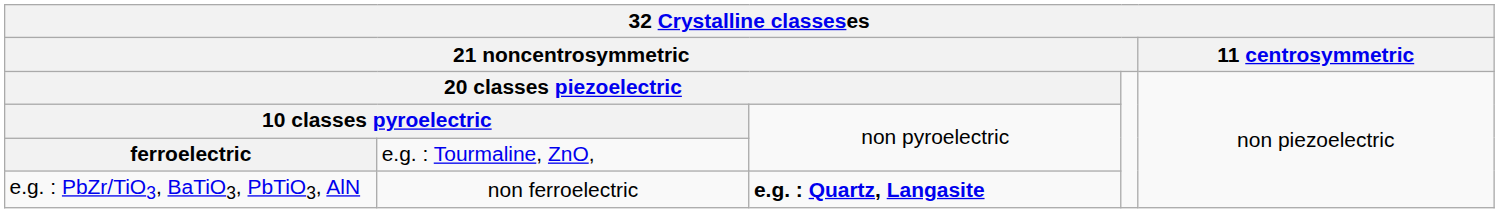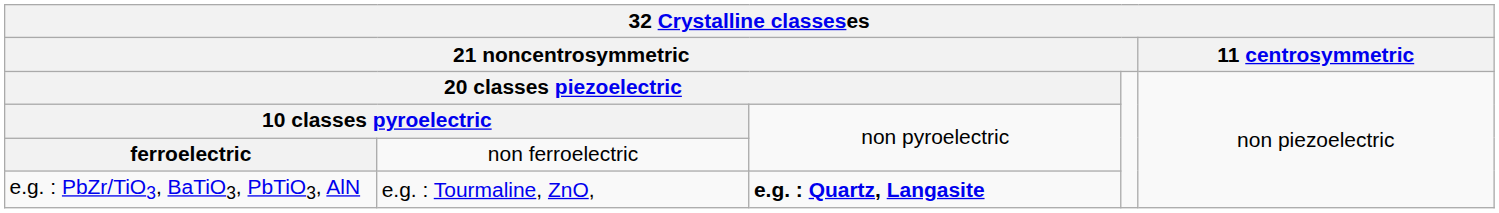(488, 154) e.g. : Tourmaline, ZnO, -> (563, 154) non ferroelectric
(563, 189) non ferroelectric -> (488, 189) e.g. : Tourmaline, ZnO,
